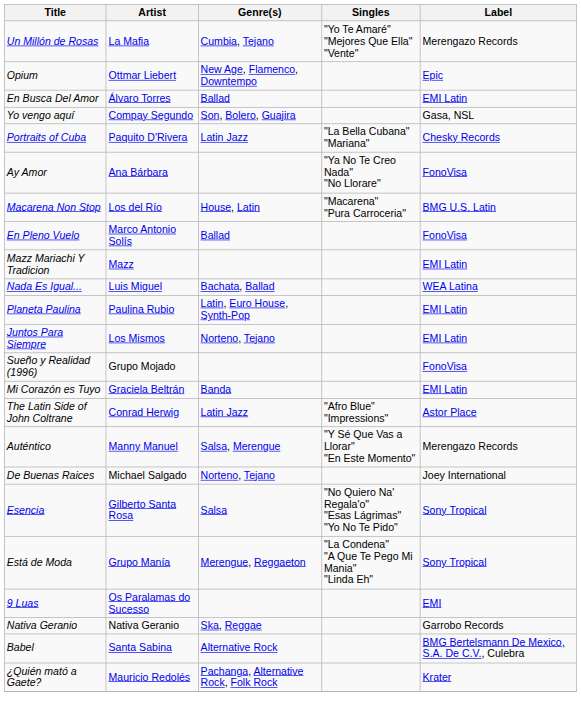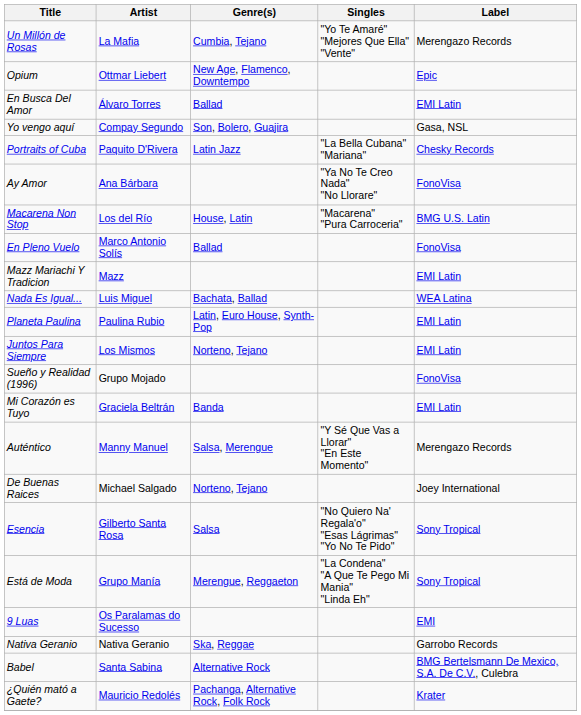- row: (47, 412)
